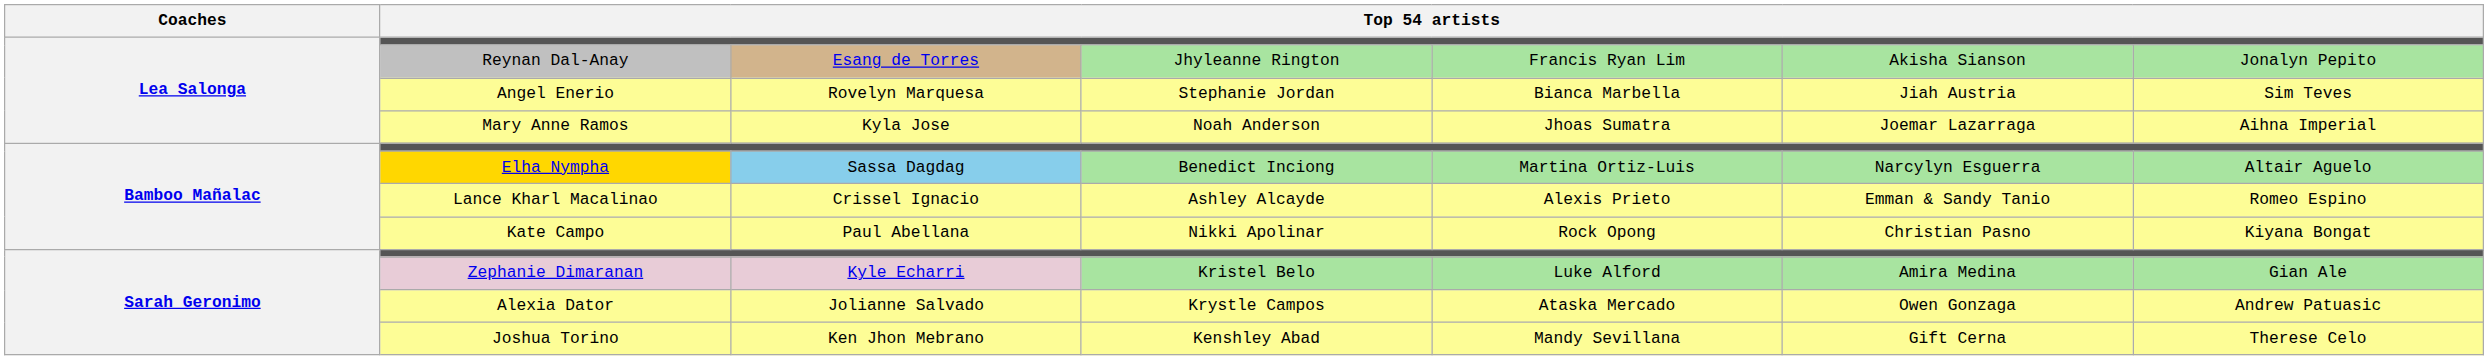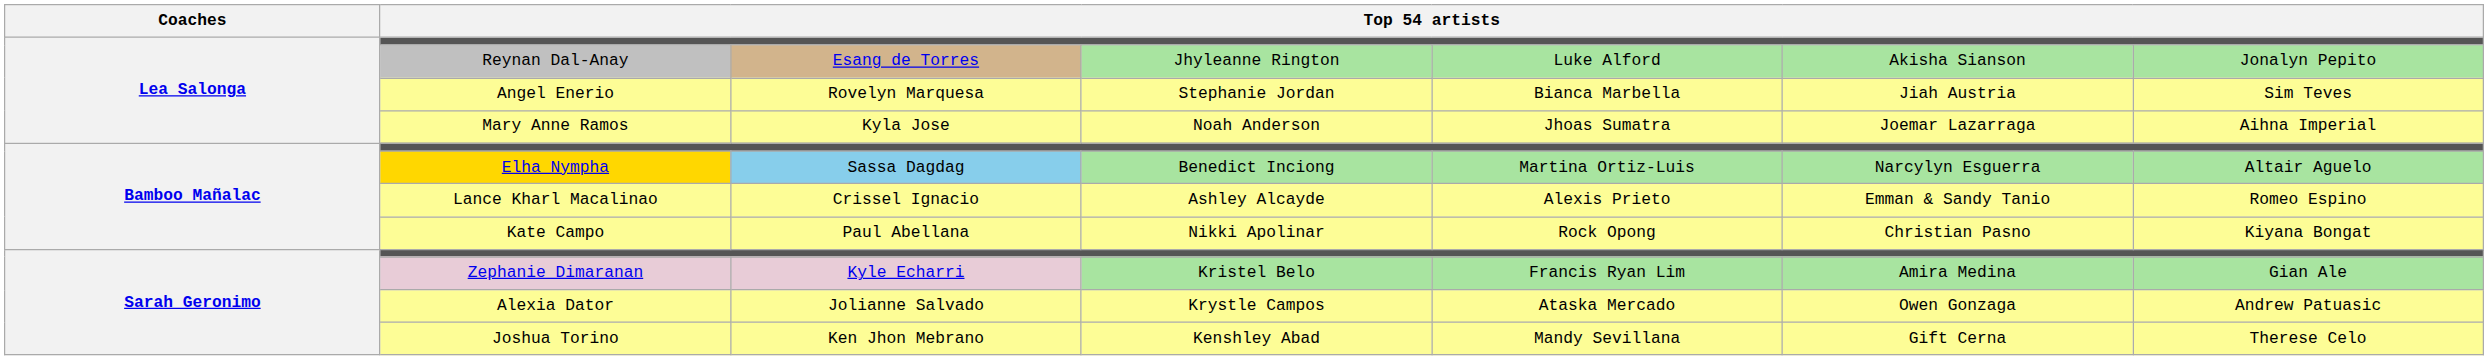(1607, 61) Francis Ryan Lim -> (1607, 61) Luke Alford
(1607, 273) Luke Alford -> (1607, 273) Francis Ryan Lim
